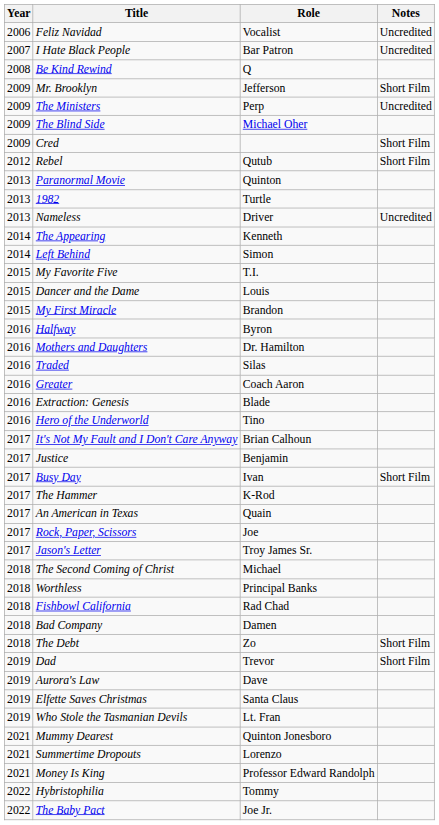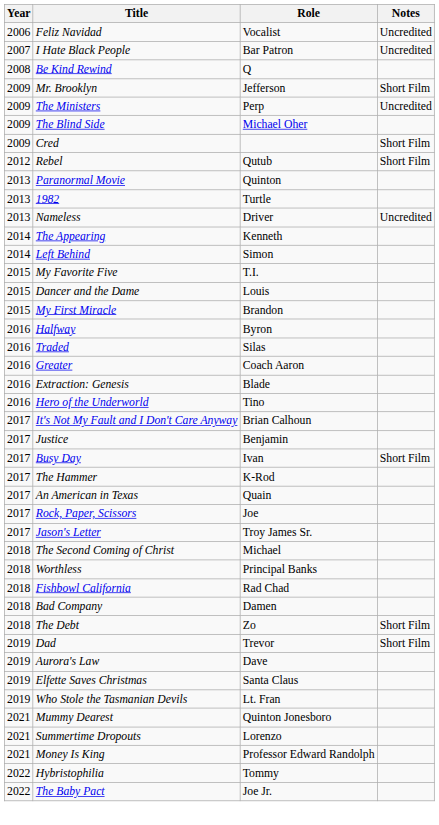- row: (92, 347)
